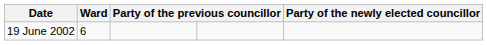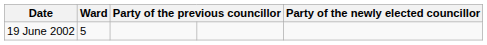(83, 31) 6 -> (83, 31) 5
